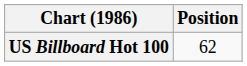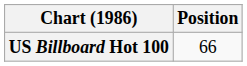(208, 46) 62 -> (208, 46) 66
